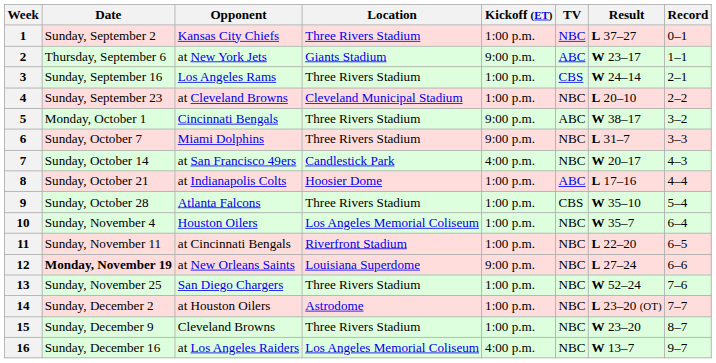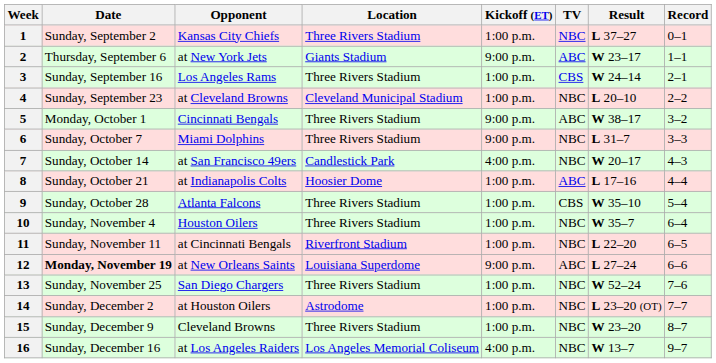(392, 222) Los Angeles Memorial Coliseum -> (363, 222) Three Rivers Stadium
(572, 264) NBC -> (572, 264) ABC
